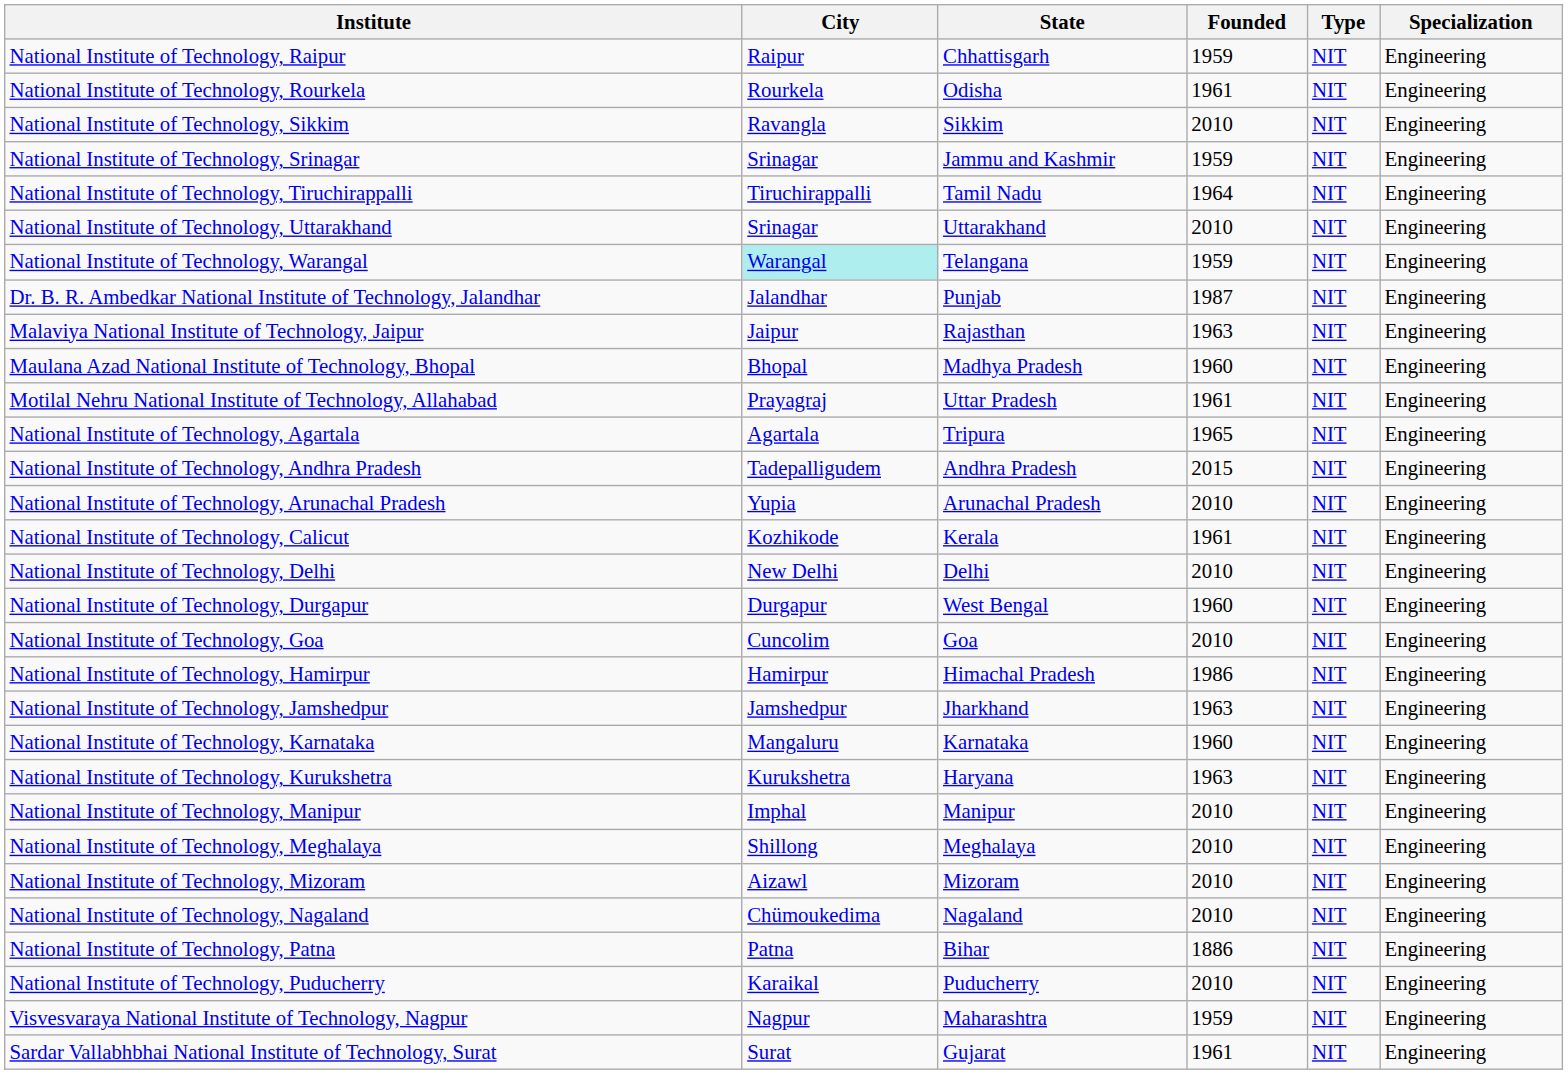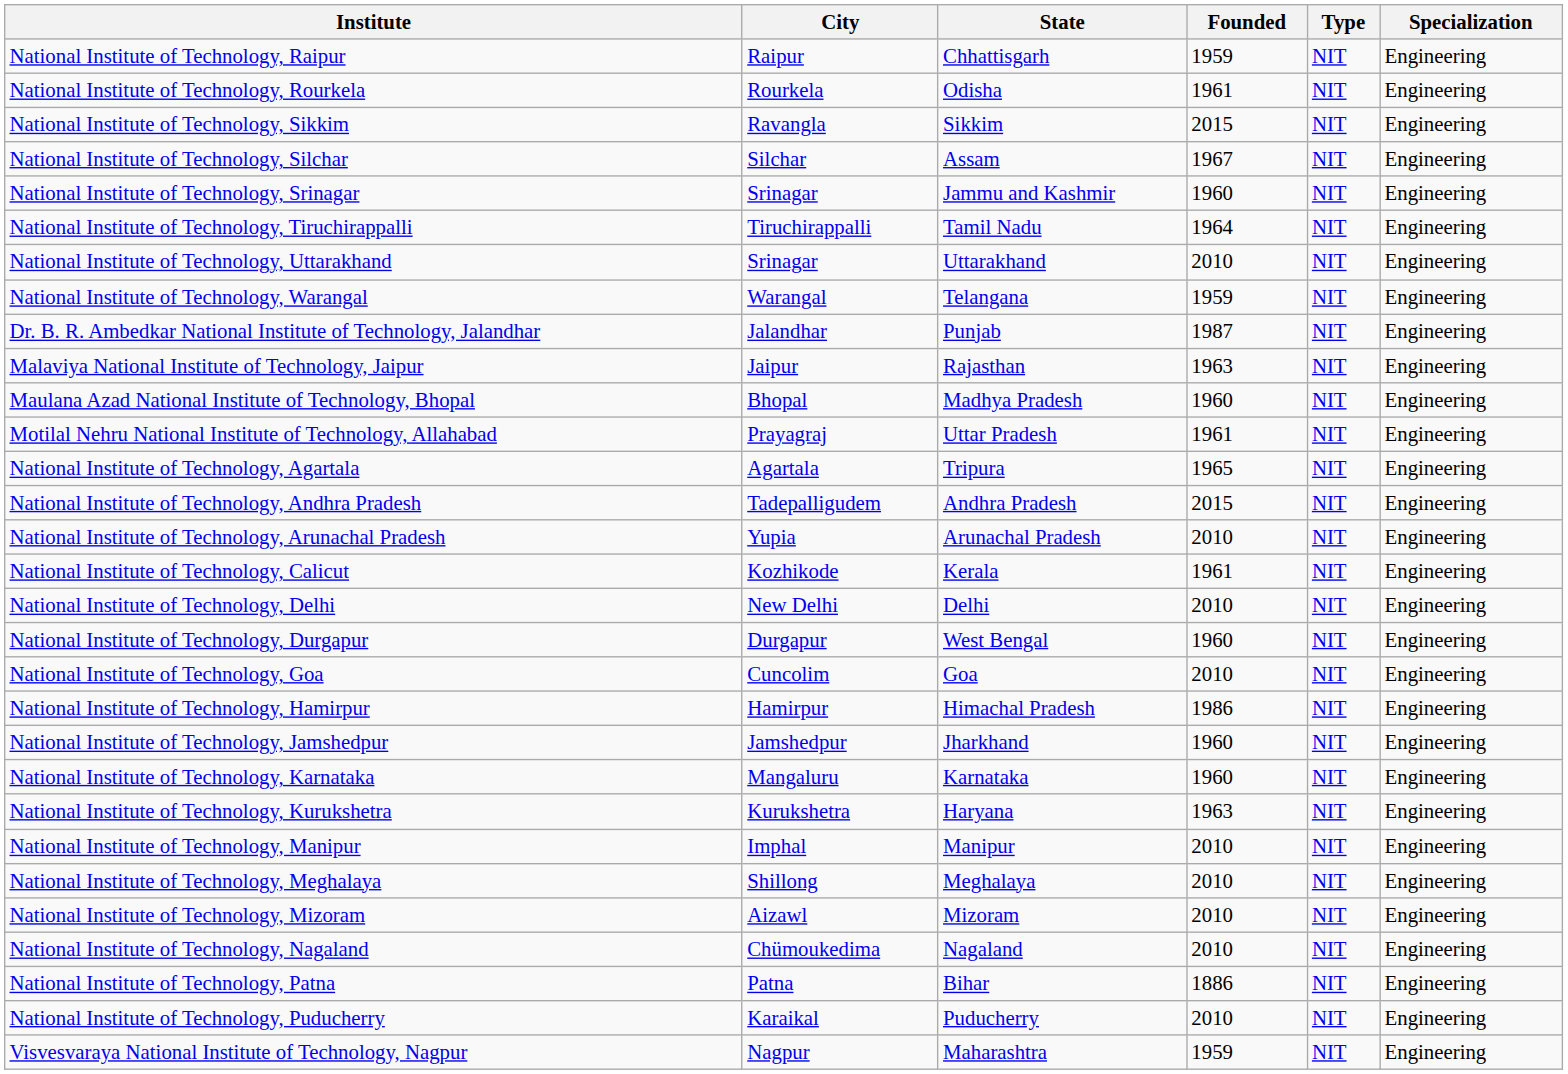(1212, 124) 2010 -> (1212, 124) 2015
+ row: (179, 159)
(1212, 159) 1959 -> (1212, 193) 1960
(787, 262) paleturquoise background -> (787, 296) no background
(1212, 708) 1963 -> (1212, 742) 1960
- row: (253, 1051)
